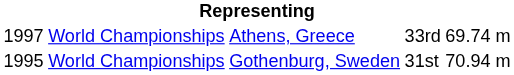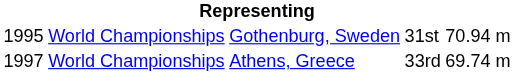rows swapped: (315, 61) <-> (292, 36)
